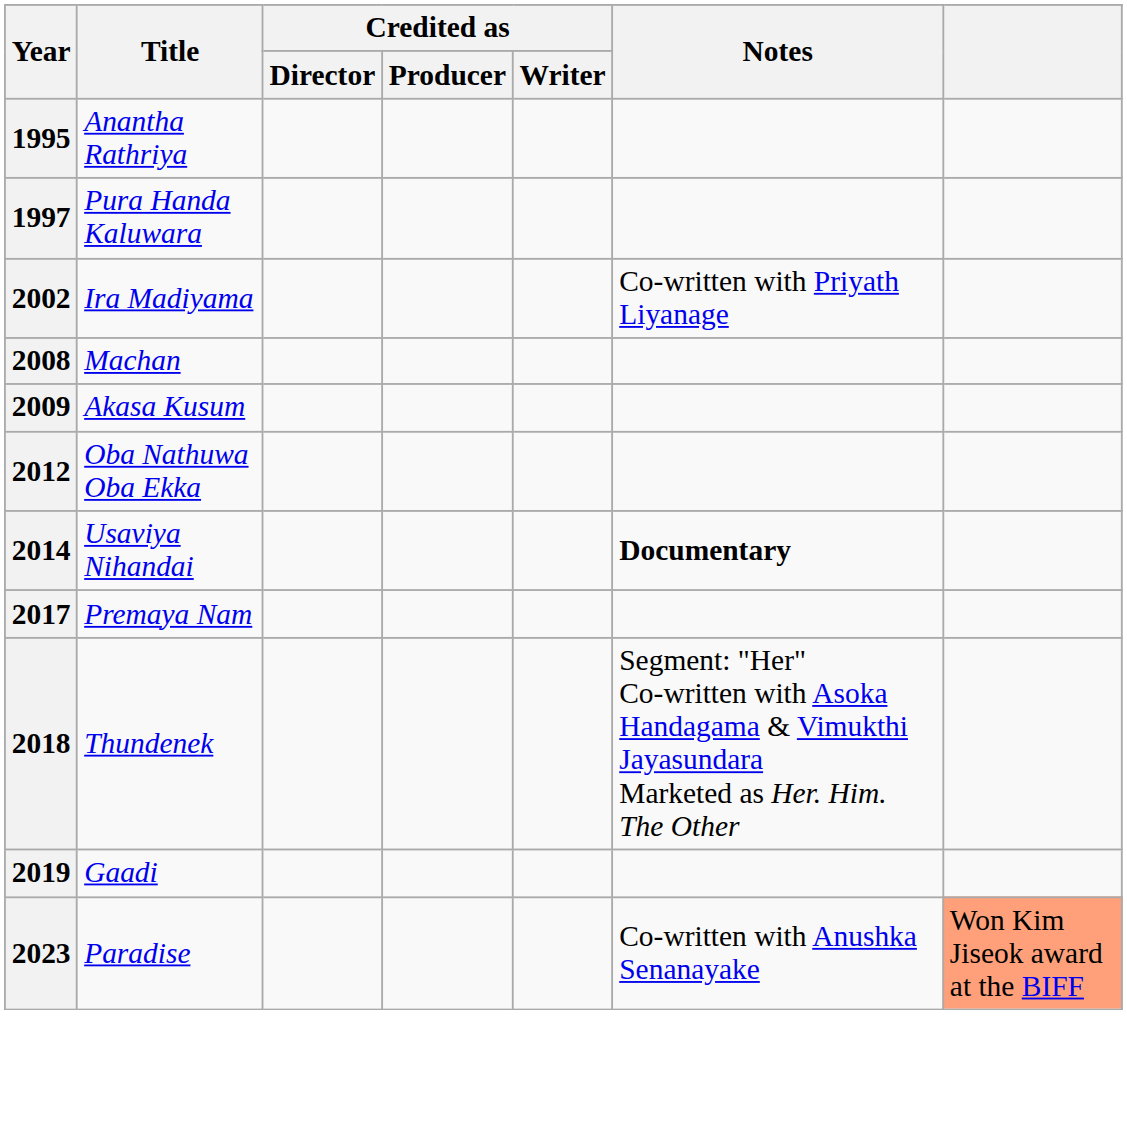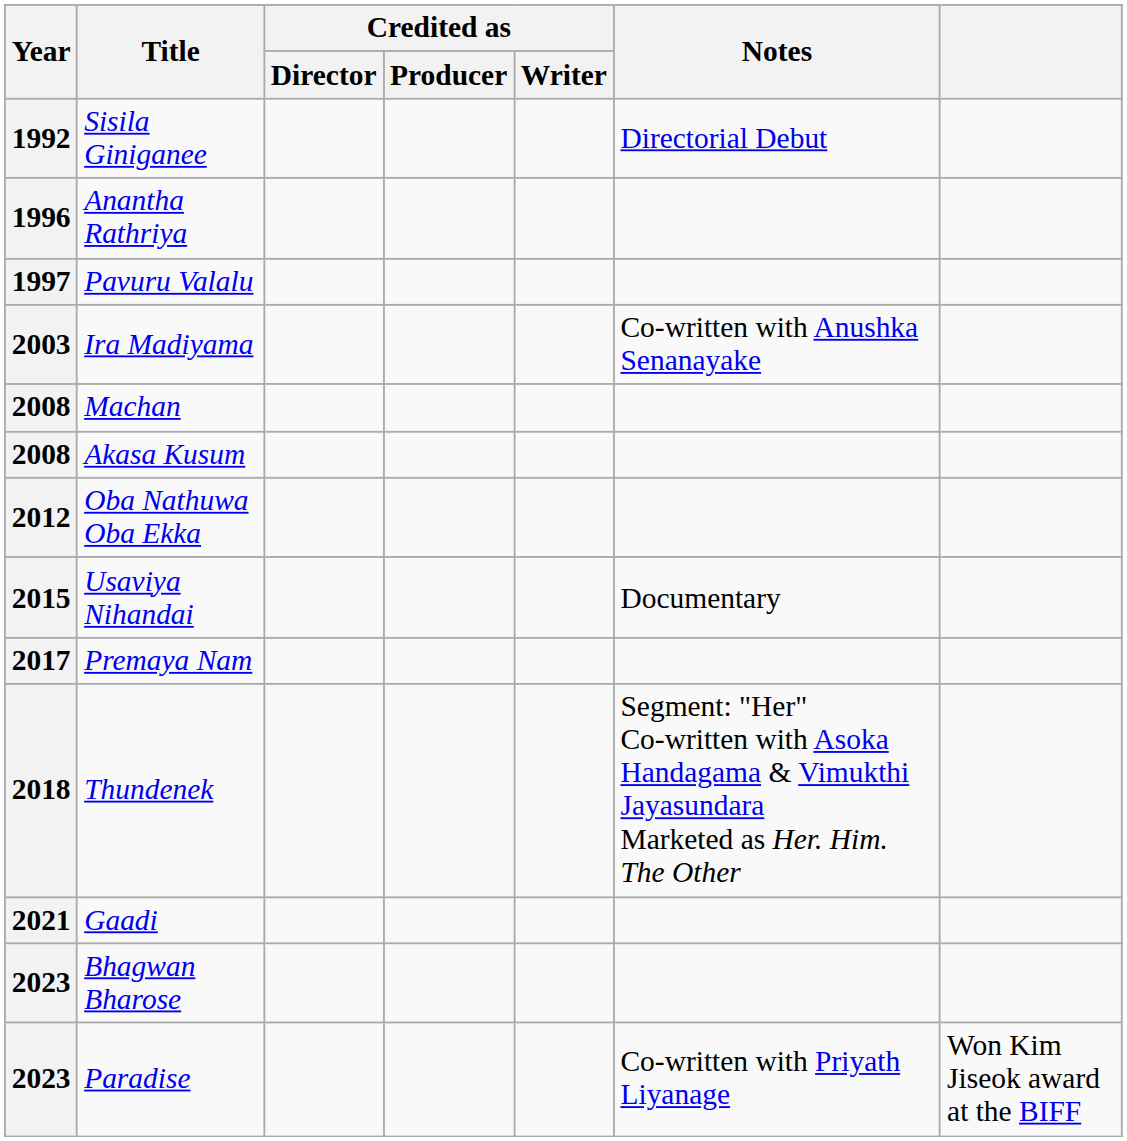+ row: (145, 137)
(41, 137) 1995 -> (41, 217) 1996
- row: (157, 217)
+ row: (169, 280)
(41, 297) 2002 -> (41, 344) 2003
(759, 297) Co-written with Priyath Liyanage -> (769, 344) Co-written with Anushka Senanayake
(41, 407) 2009 -> (41, 454) 2008
(41, 550) 2014 -> (41, 597) 2015
(705, 550) bold -> (701, 597) normal
(41, 872) 2019 -> (41, 919) 2021
+ row: (140, 982)
(768, 952) Co-written with Anushka Senanayake -> (760, 1078) Co-written with Priyath Liyanage
(1026, 952) lightsalmon background -> (1024, 1078) no background
